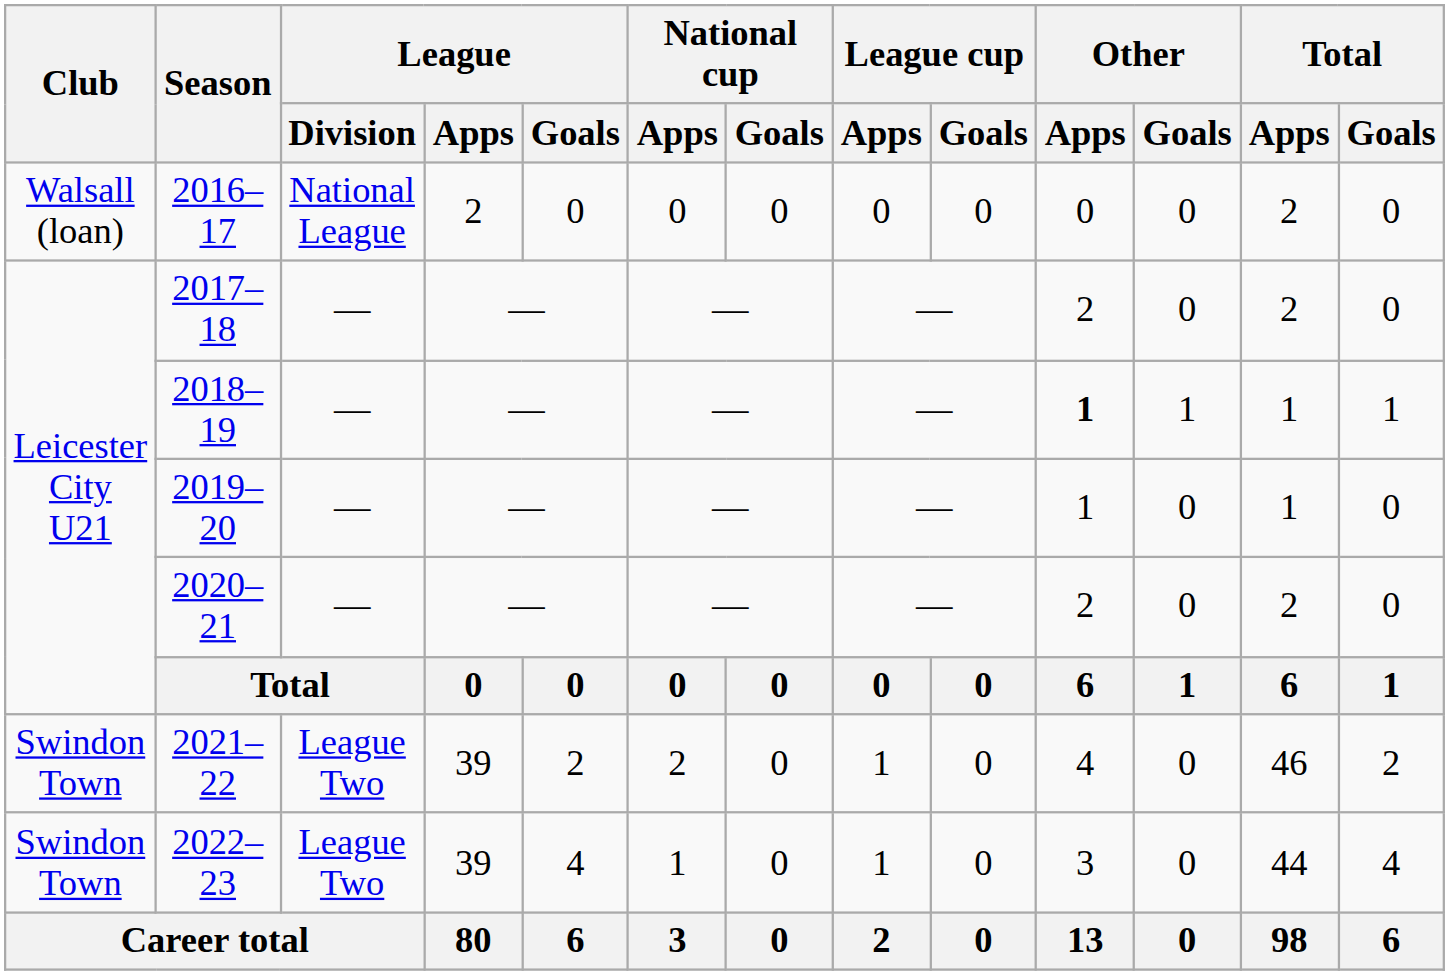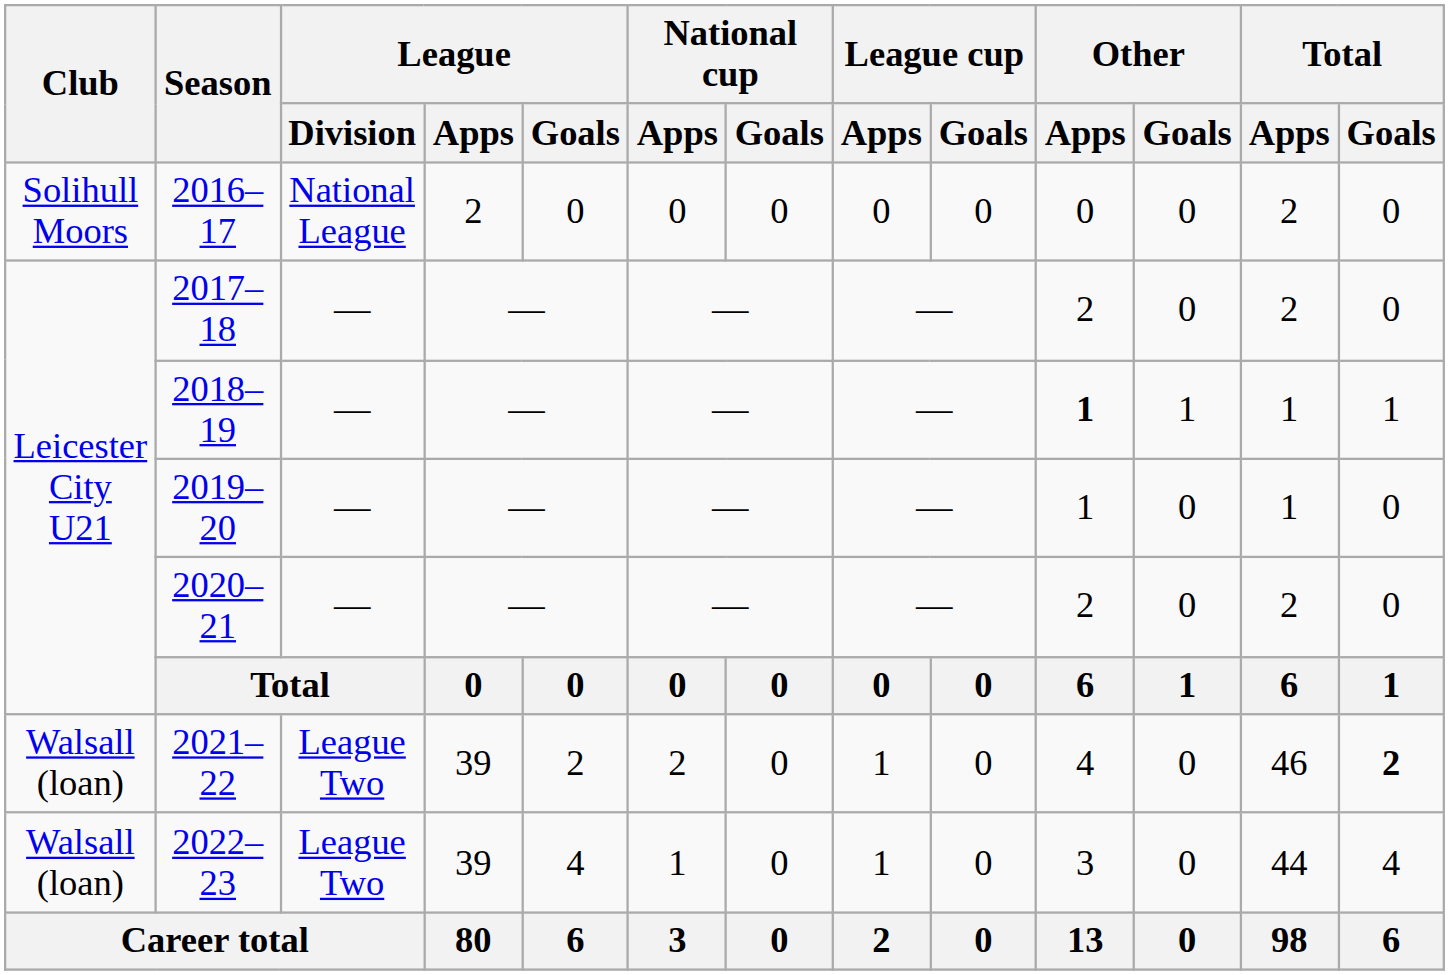(80, 210) Walsall (loan) -> (80, 210) Solihull Moors
(80, 763) Swindon Town -> (80, 763) Walsall (loan)
(1391, 763) normal -> (1391, 763) bold
(80, 861) Swindon Town -> (80, 861) Walsall (loan)
